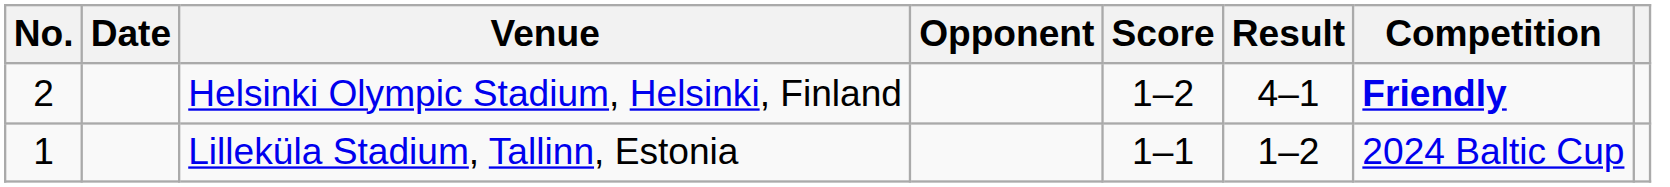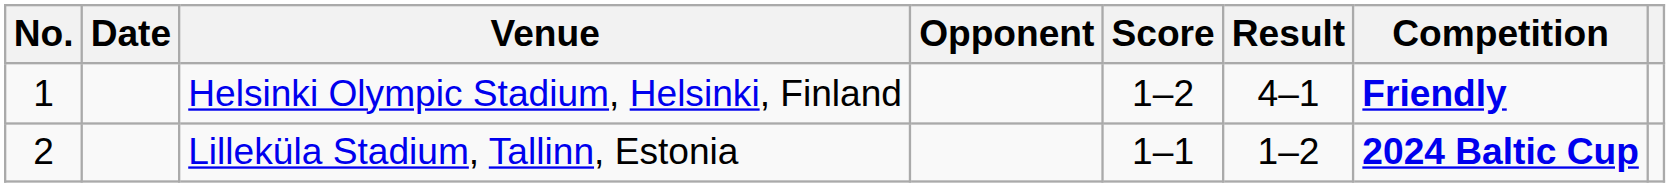(44, 92) 2 -> (44, 92) 1
(44, 151) 1 -> (44, 151) 2
(1493, 151) normal -> (1501, 151) bold
